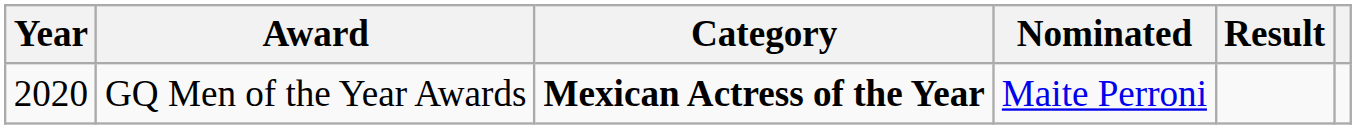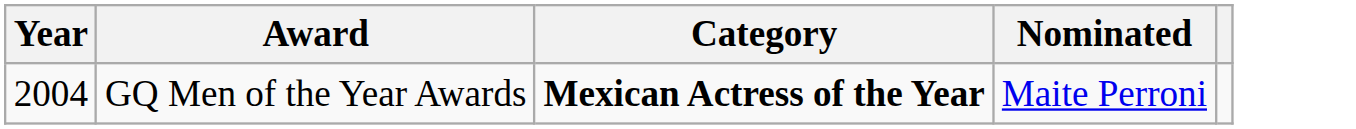- column: (1275, 33)
(51, 92) 2020 -> (51, 92) 2004
